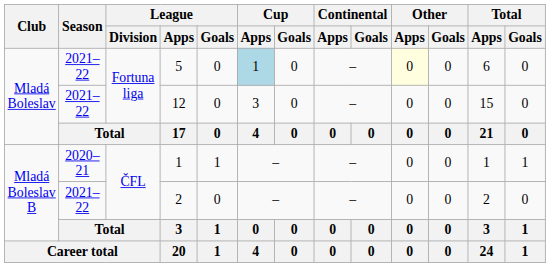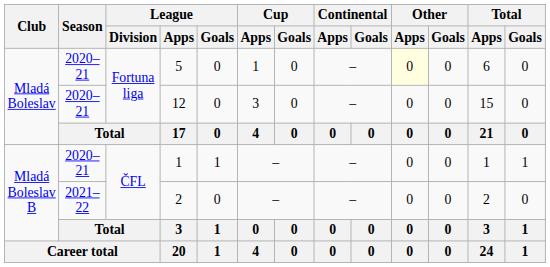(82, 66) 2021–22 -> (82, 66) 2020–21
(256, 66) lightblue background -> (256, 66) no background
(82, 104) 2021–22 -> (82, 104) 2020–21
